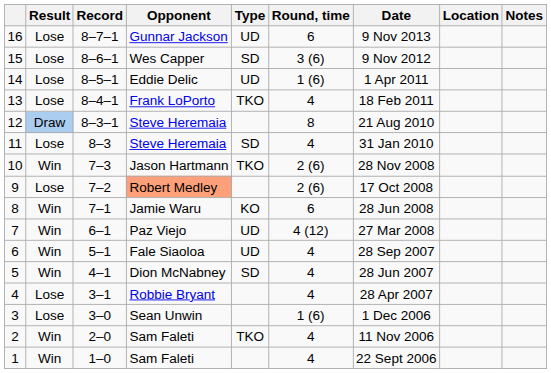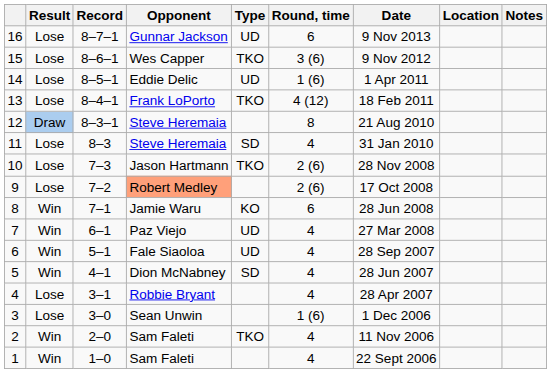(250, 58) SD -> (250, 58) TKO
(311, 101) 4 -> (311, 101) 4 (12)
(50, 165) Win -> (50, 165) Lose
(311, 229) 4 (12) -> (311, 229) 4
